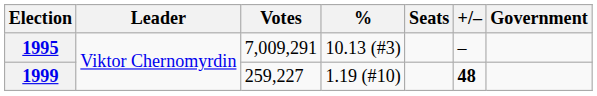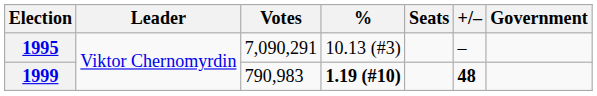(281, 47) 7,009,291 -> (281, 47) 7,090,291
(274, 76) 259,227 -> (274, 76) 790,983
(363, 76) normal -> (363, 76) bold
